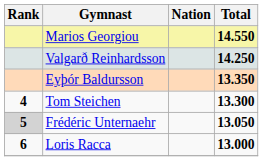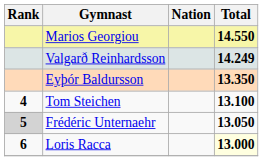(236, 58) 14.250 -> (236, 58) 14.249
(236, 101) 13.300 -> (236, 101) 13.100
(236, 144) no background -> (236, 144) lightyellow background
